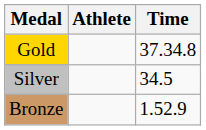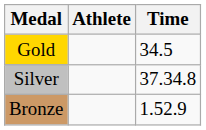(168, 49) 37.34.8 -> (156, 49) 34.5
(156, 79) 34.5 -> (168, 79) 37.34.8
